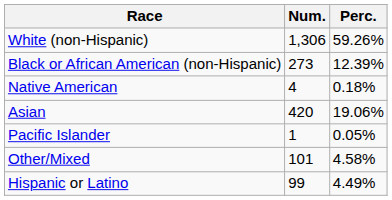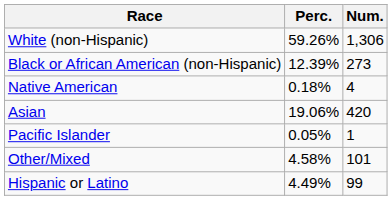columns swapped: (307, 16) <-> (358, 16)
